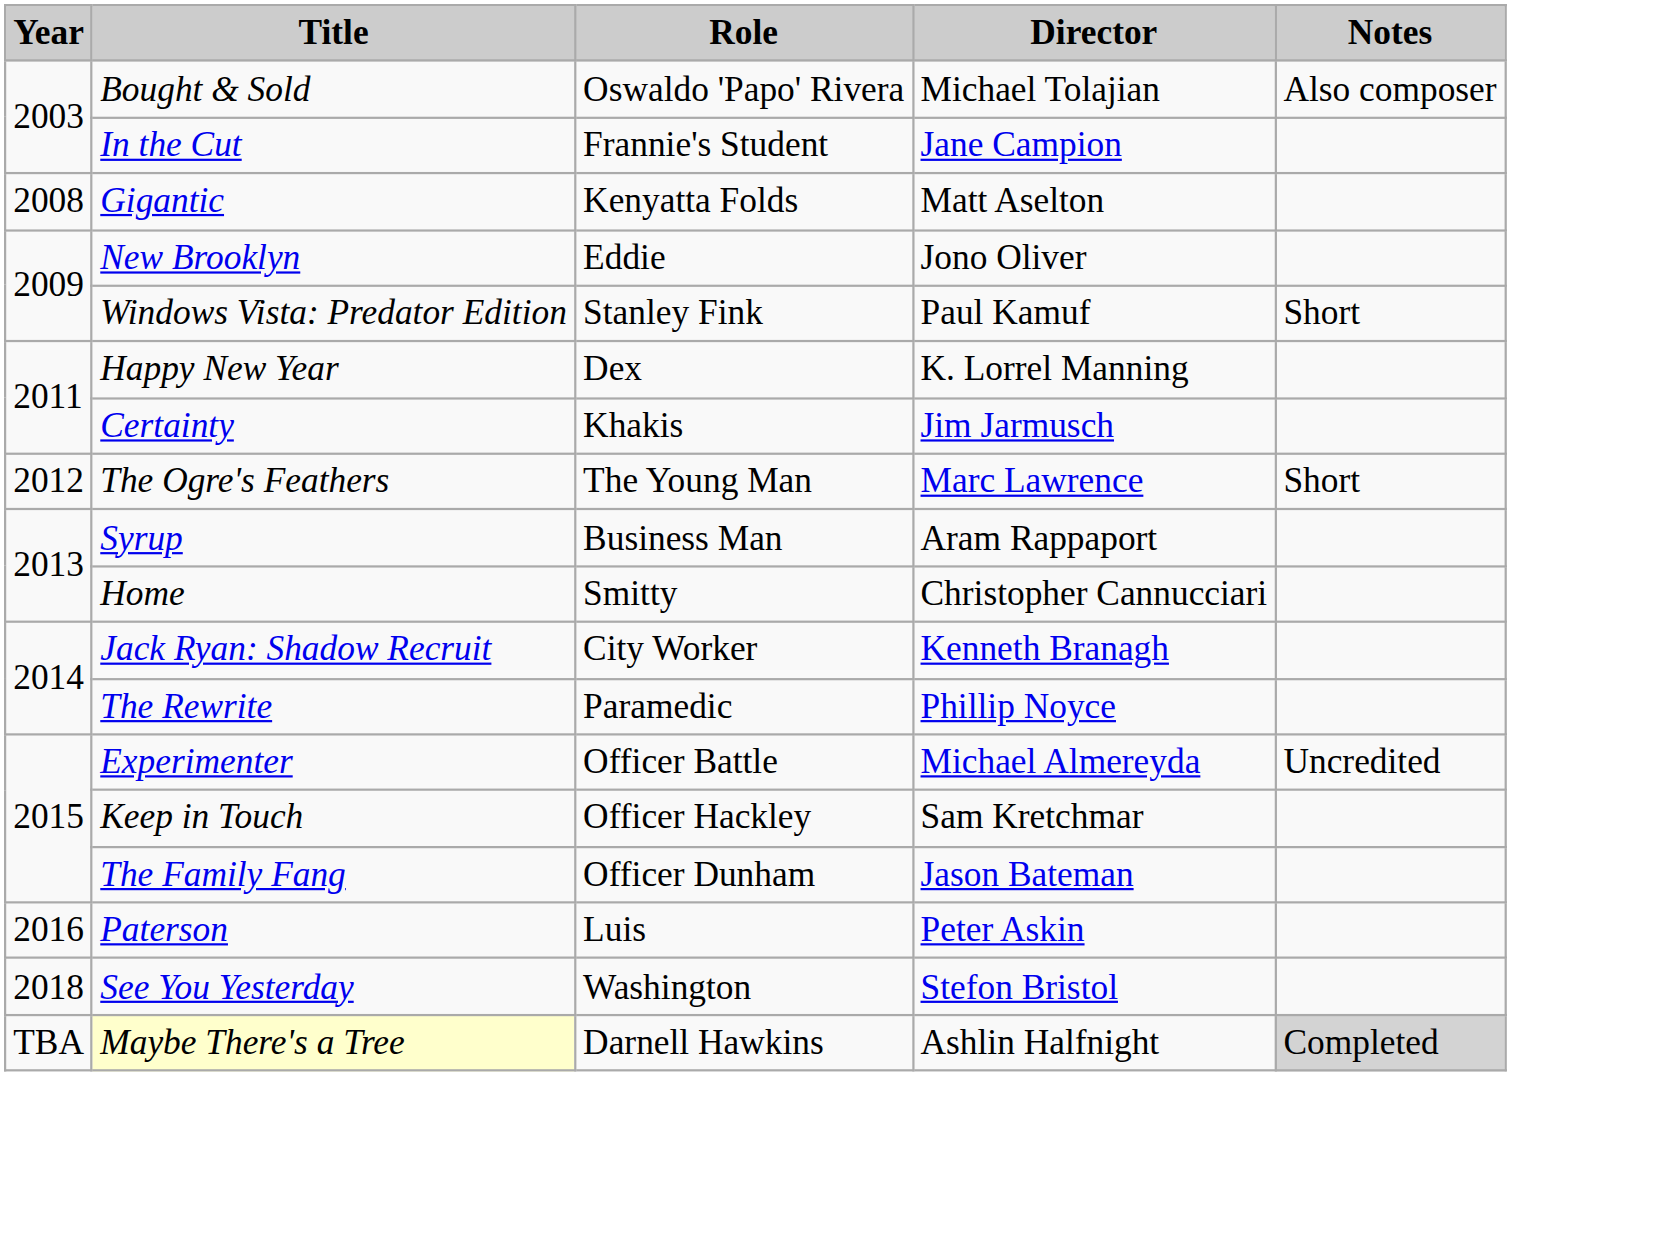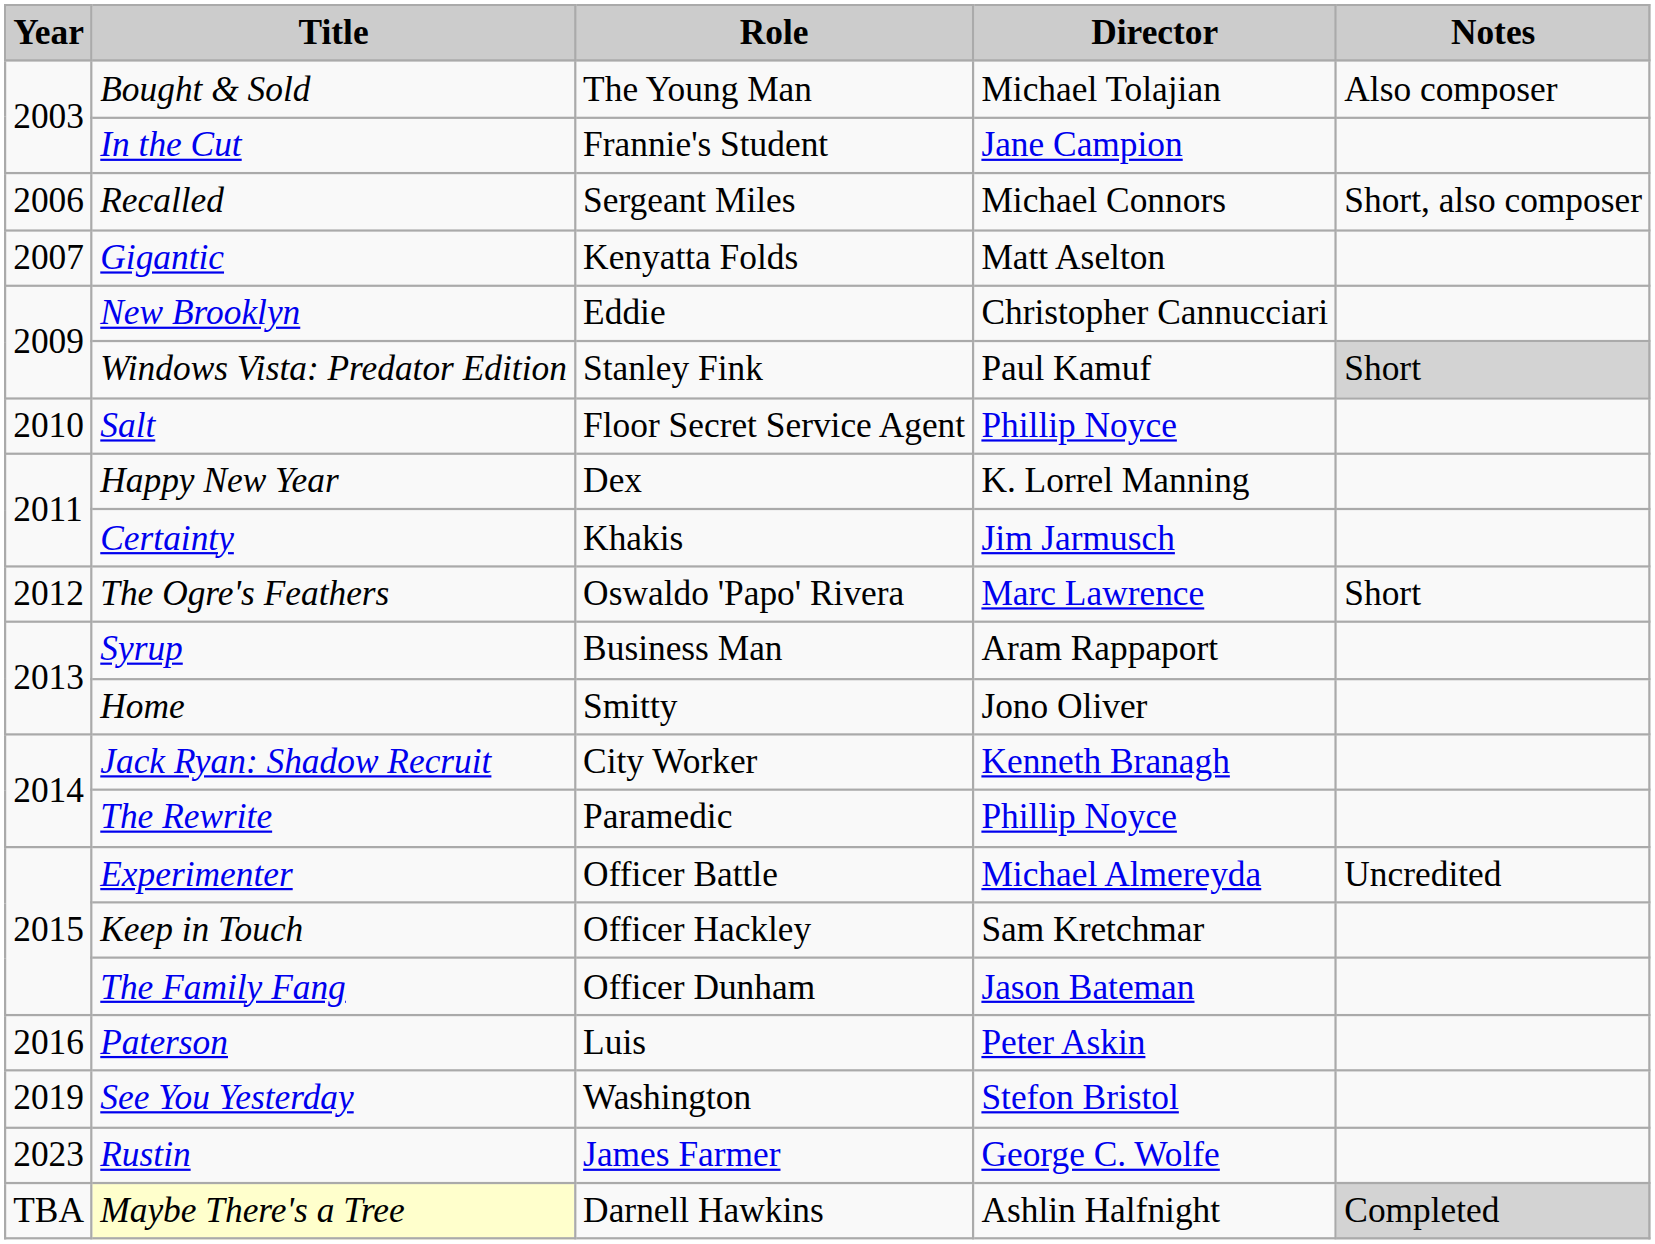(744, 88) Oswaldo 'Papo' Rivera -> (698, 88) The Young Man
+ row: (162, 200)
(49, 200) 2008 -> (49, 256) 2007
(1004, 256) Jono Oliver -> (1155, 312) Christopher Cannucciari
(1322, 312) no background -> (1383, 369) lightgrey background
+ row: (128, 425)
(698, 481) The Young Man -> (744, 593) Oswaldo 'Papo' Rivera
(1094, 593) Christopher Cannucciari -> (1064, 705) Jono Oliver
(49, 985) 2018 -> (49, 1098) 2019
+ row: (145, 1154)
